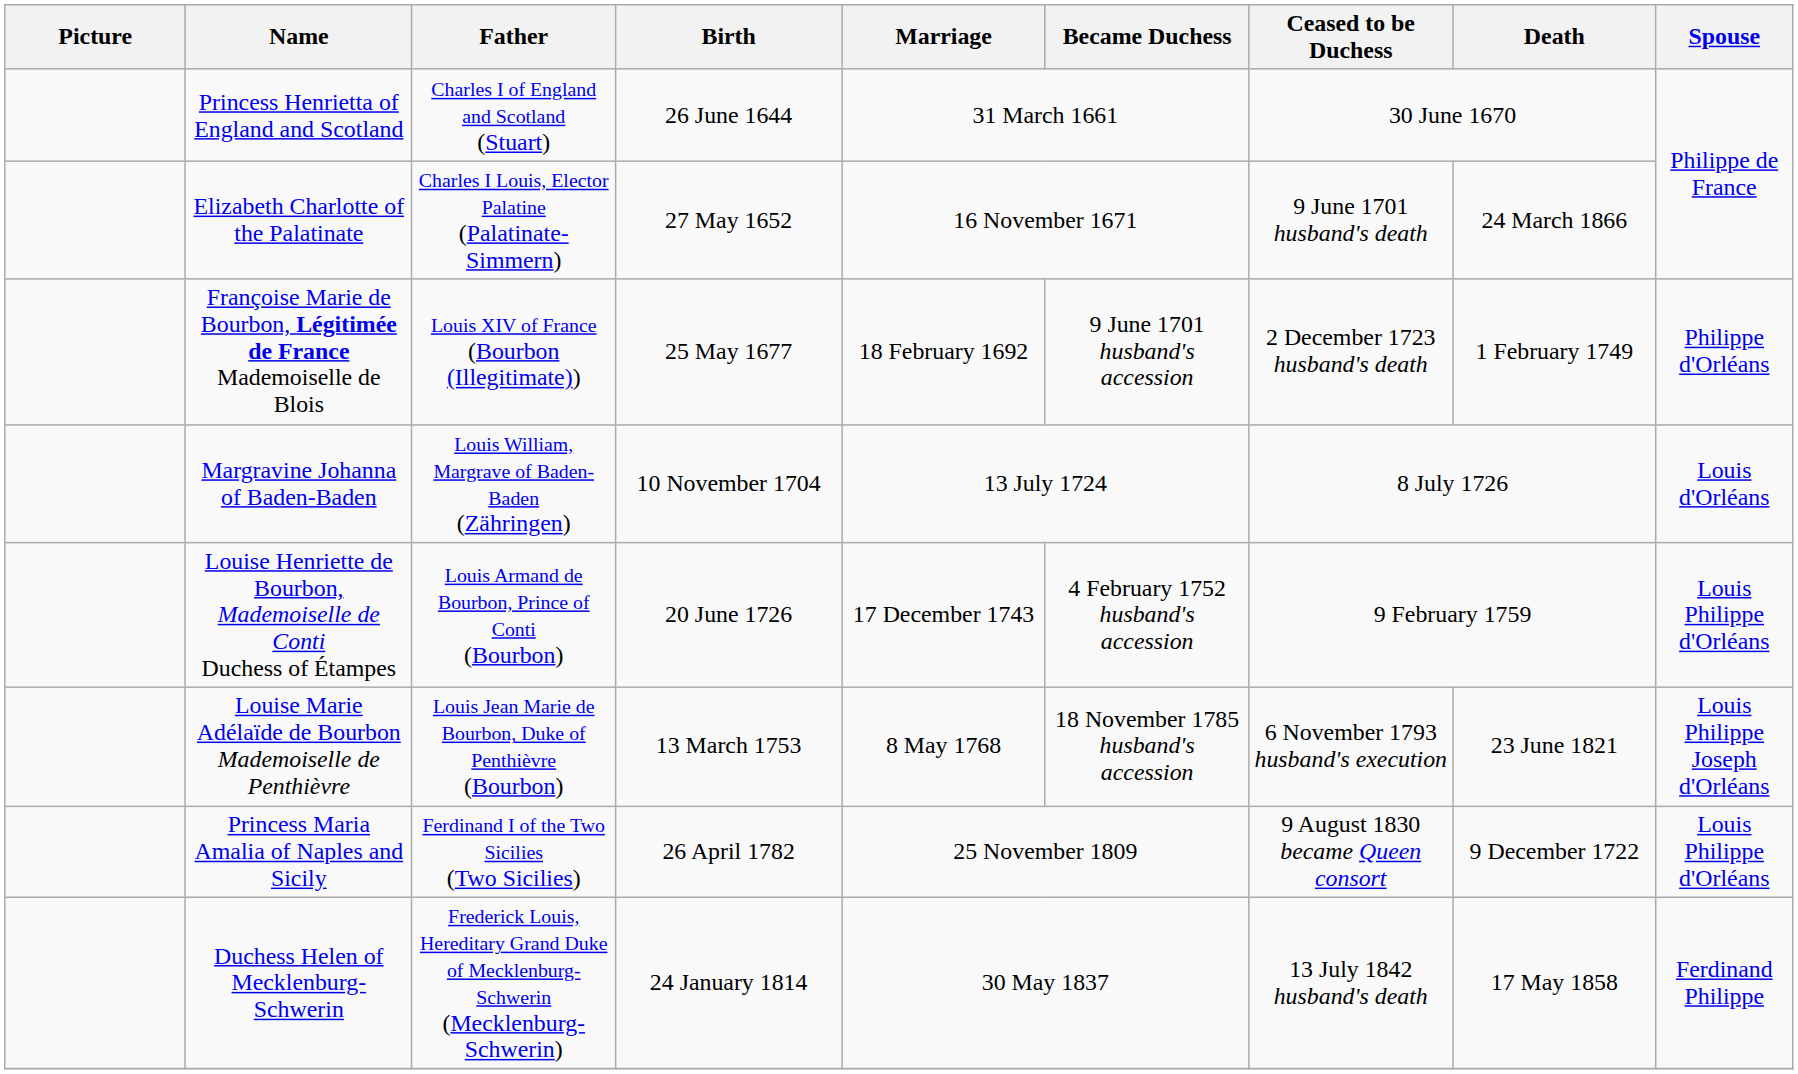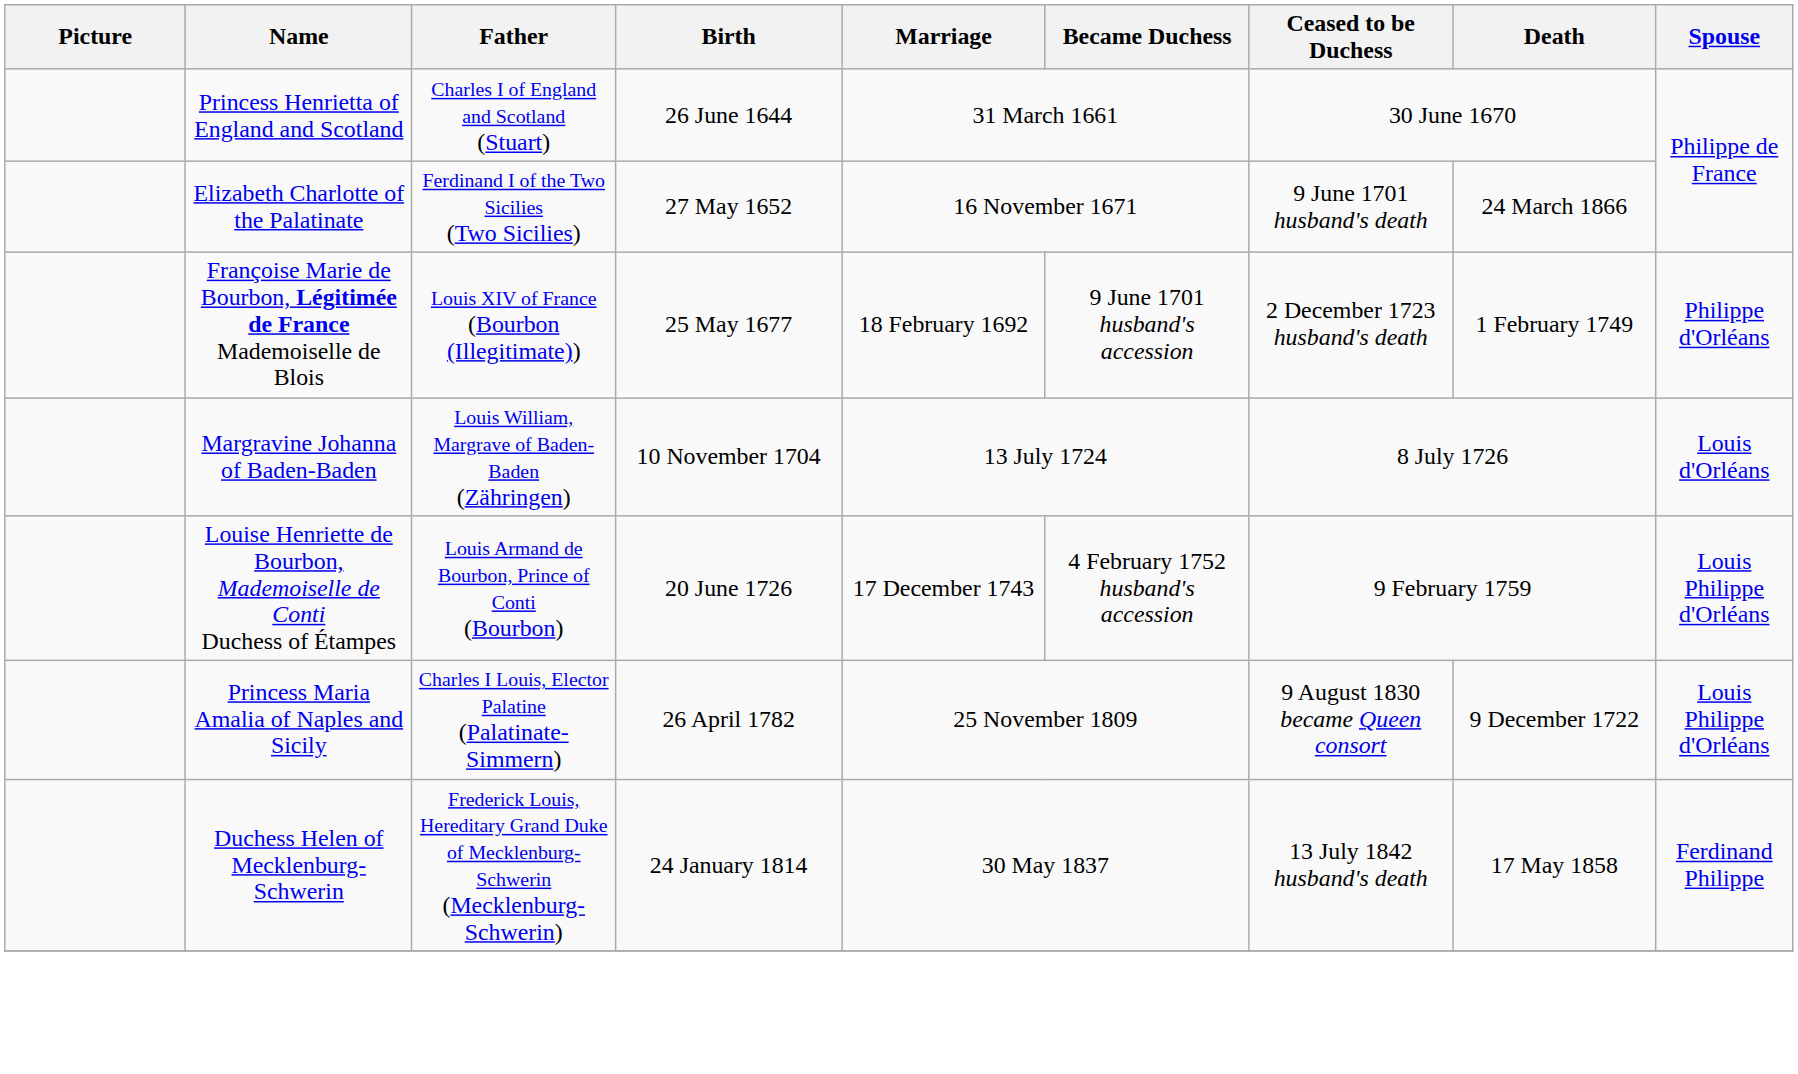(514, 221) Charles I Louis, Elector Palatine (Palatinate-Simmern) -> (514, 207) Ferdinand I of the Two Sicilies (Two Sicilies)
- row: (299, 746)
(514, 852) Ferdinand I of the Two Sicilies (Two Sicilies) -> (514, 721) Charles I Louis, Elector Palatine (Palatinate-Simmern)
